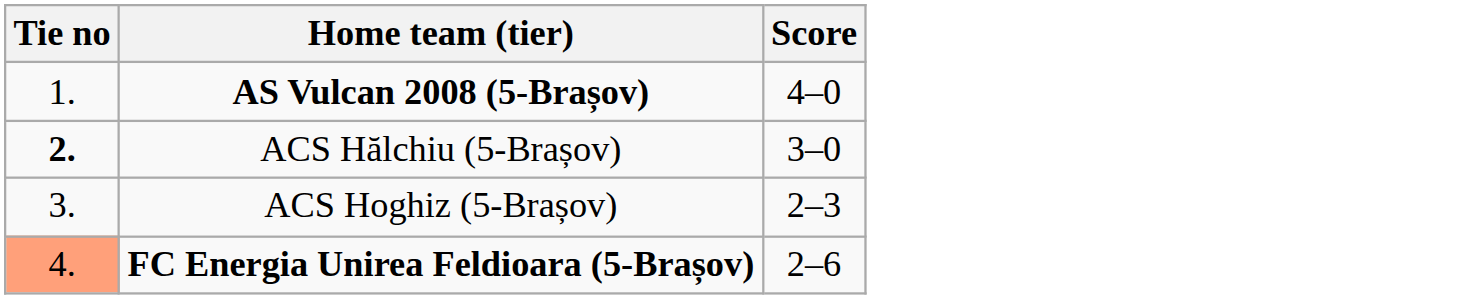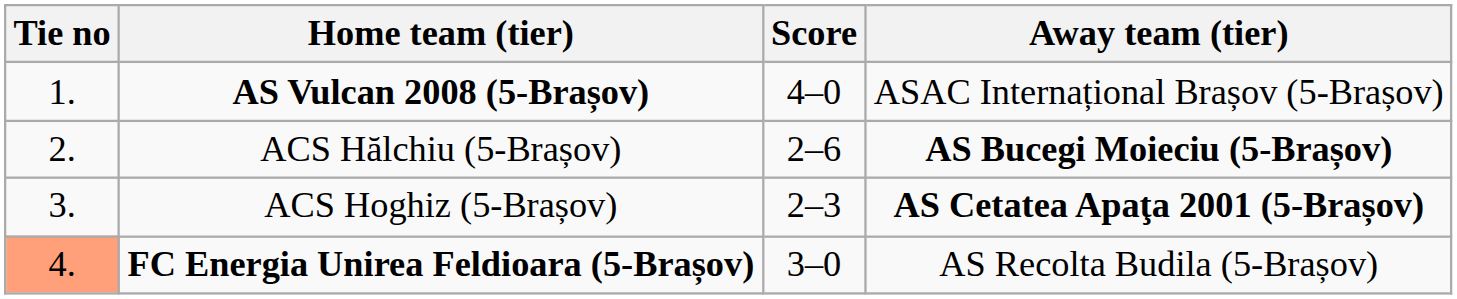+ column: (1159, 33)
(62, 148) bold -> (62, 148) normal
(814, 148) 3–0 -> (814, 148) 2–6
(814, 263) 2–6 -> (814, 263) 3–0
